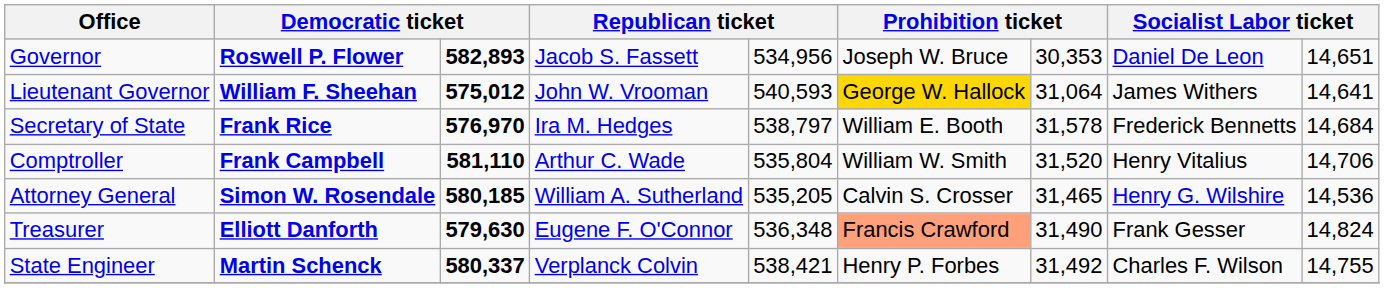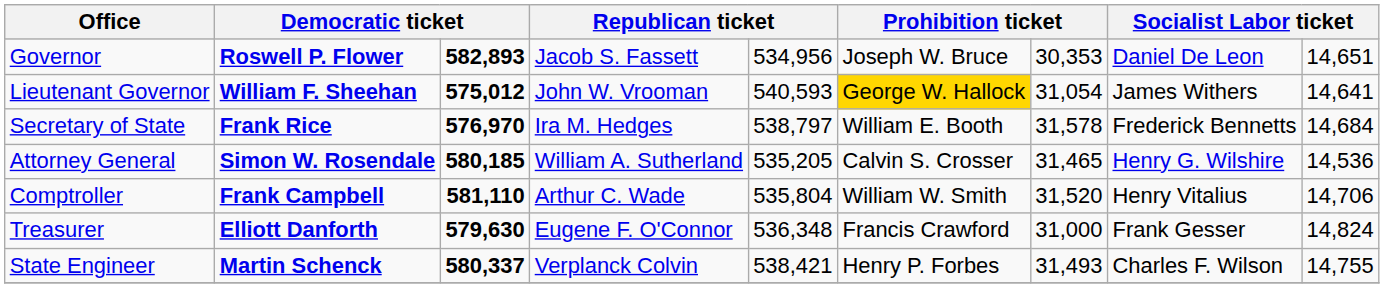(1069, 91) 31,064 -> (1069, 91) 31,054
rows swapped: (66, 160) <-> (93, 195)
(926, 230) lightsalmon background -> (926, 230) no background
(1069, 230) 31,490 -> (1069, 230) 31,000
(1069, 265) 31,492 -> (1069, 265) 31,493
